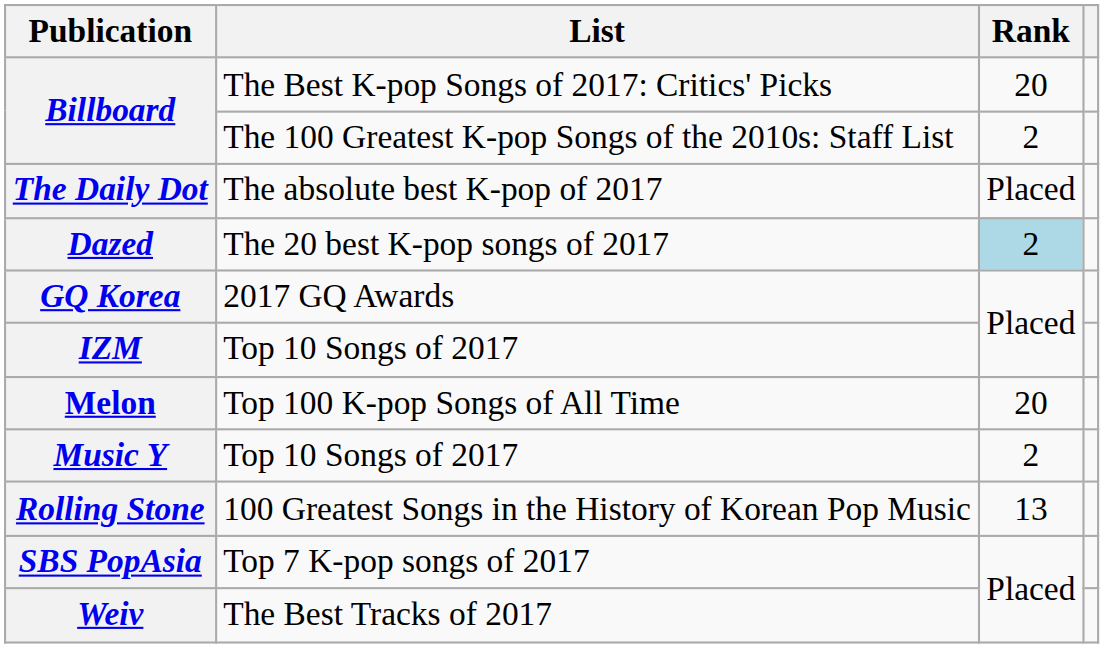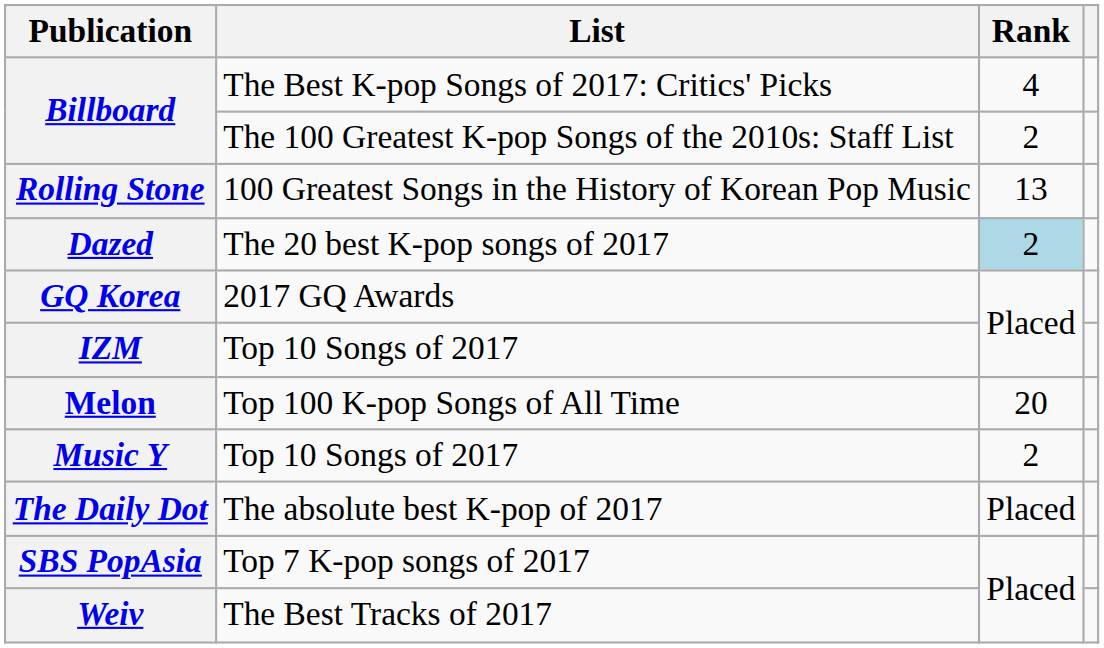(1031, 84) 20 -> (1031, 84) 4
rows swapped: (110, 190) <-> (110, 508)
